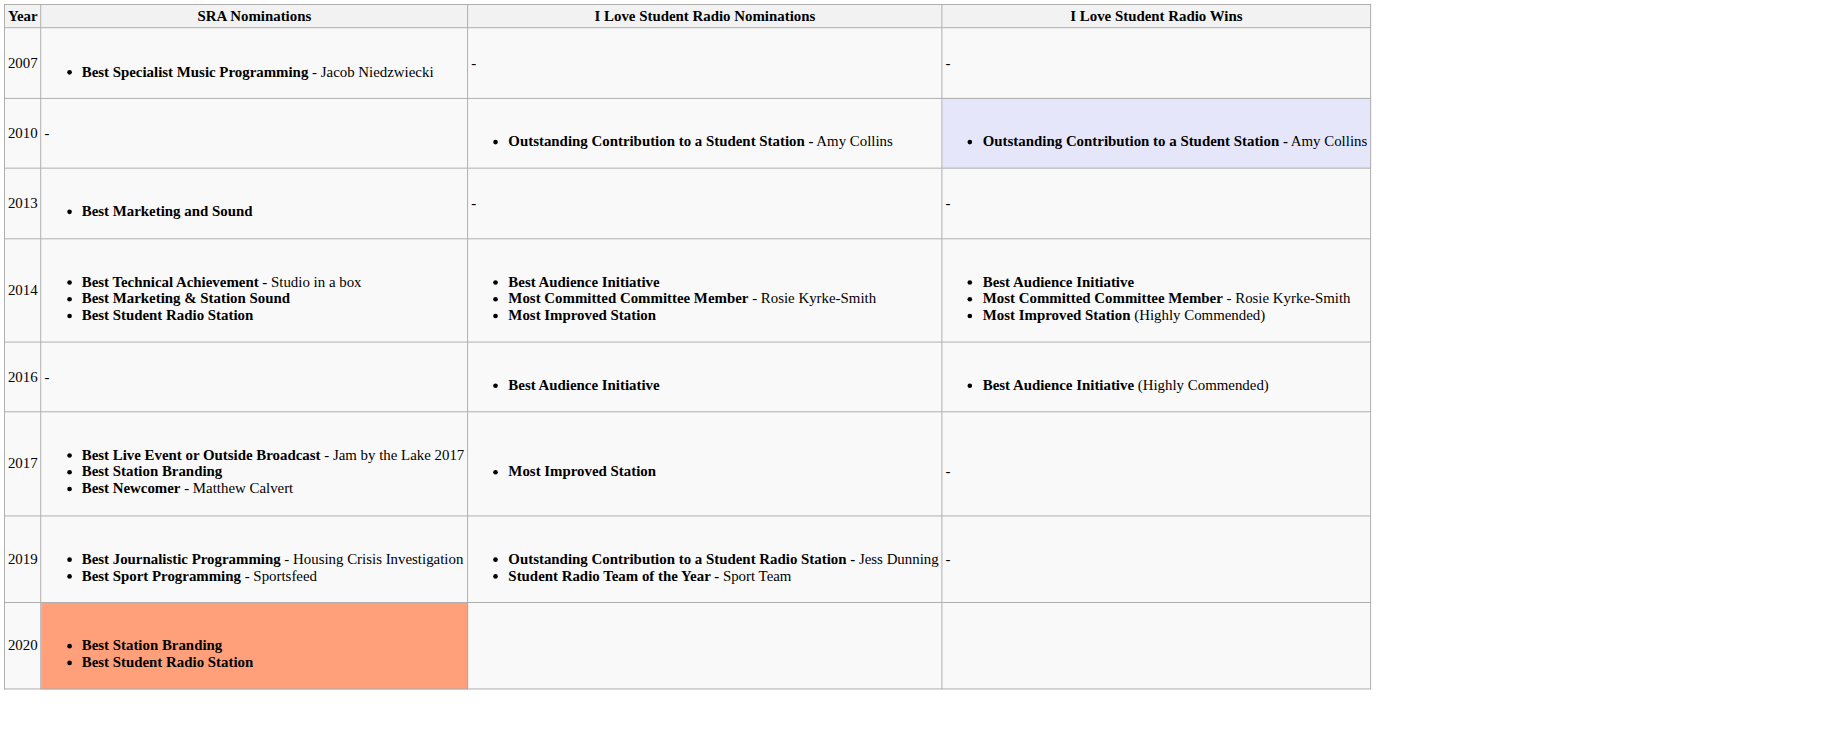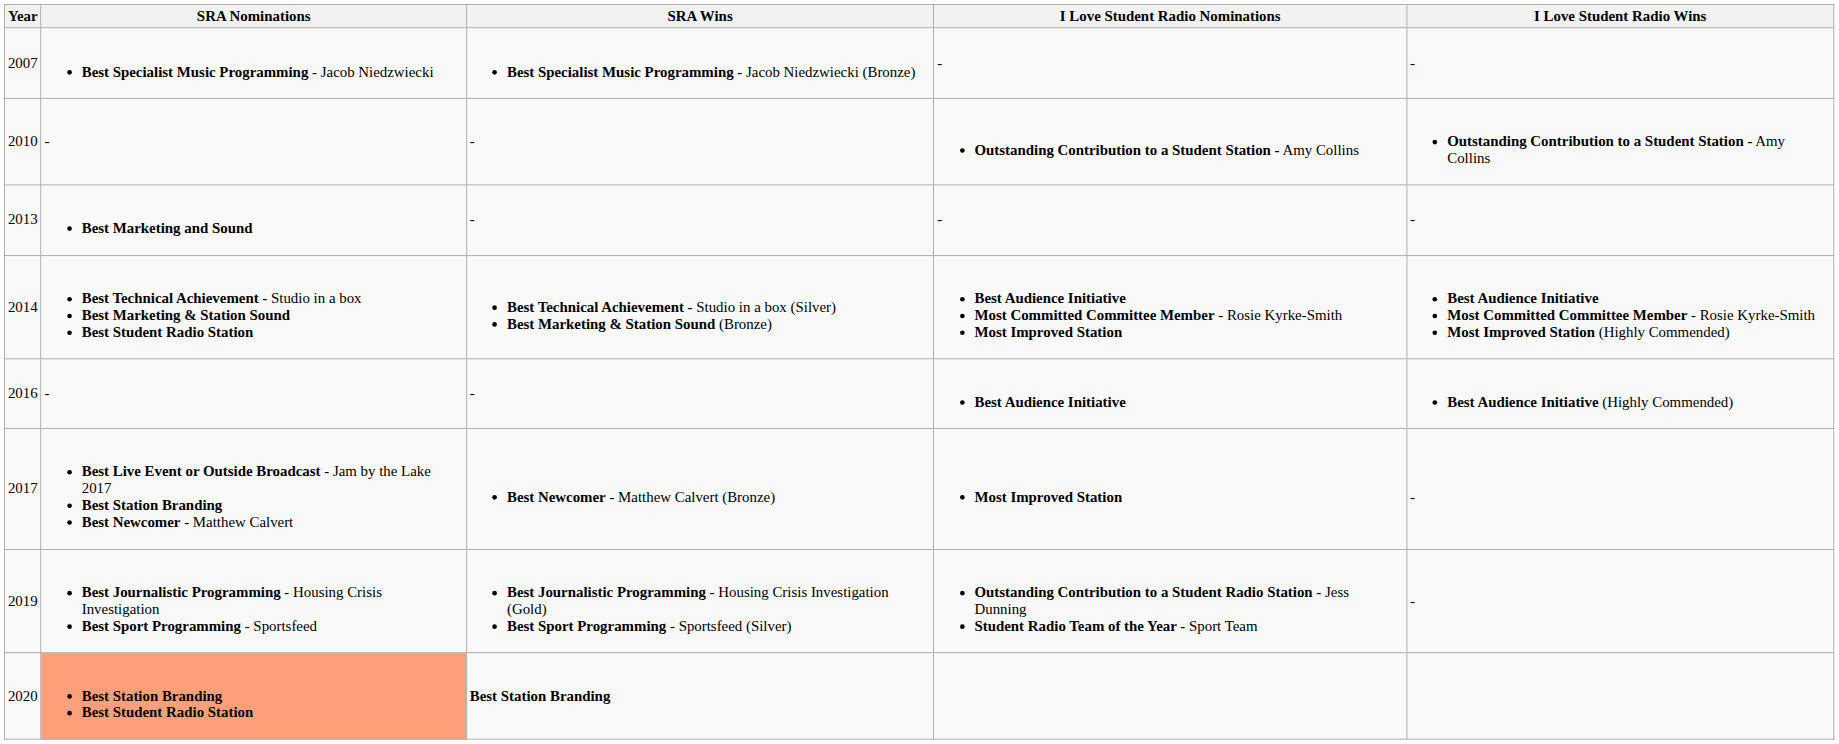+ column: (700, 16)
(1156, 142) lavender background -> (1620, 150) no background
